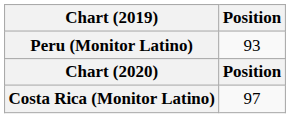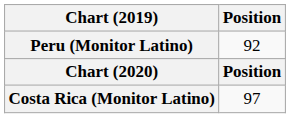(252, 44) 93 -> (252, 44) 92
